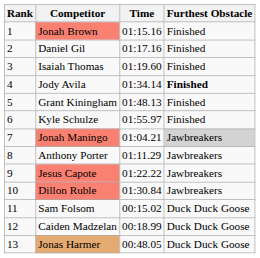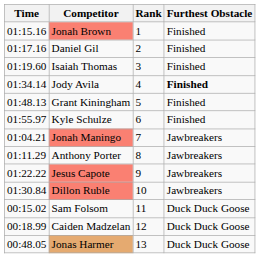columns swapped: (20, 13) <-> (142, 13)
(194, 137) lightgrey background -> (194, 137) no background
